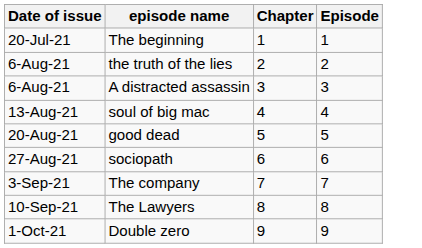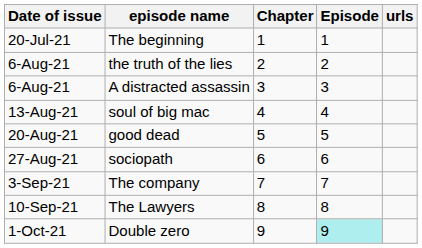+ column: (400, 16)
(325, 231) no background -> (325, 231) paleturquoise background
